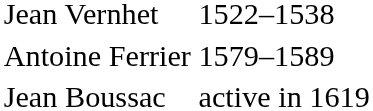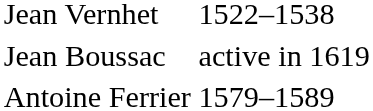rows swapped: (97, 55) <-> (85, 97)
